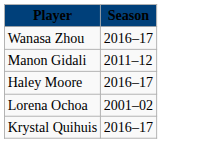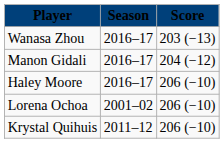+ column: (188, 15)
(128, 60) 2011–12 -> (128, 60) 2016–17
(128, 127) 2016–17 -> (128, 127) 2011–12
